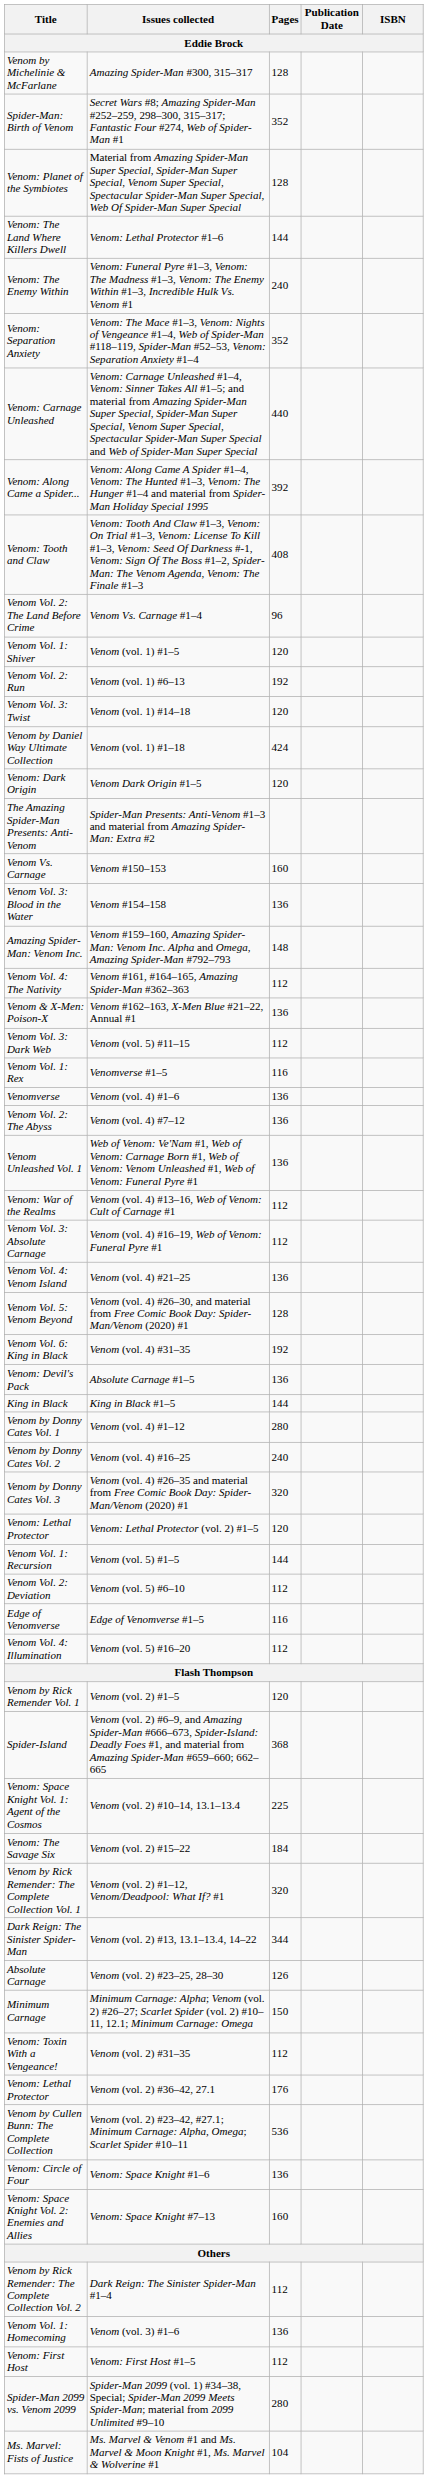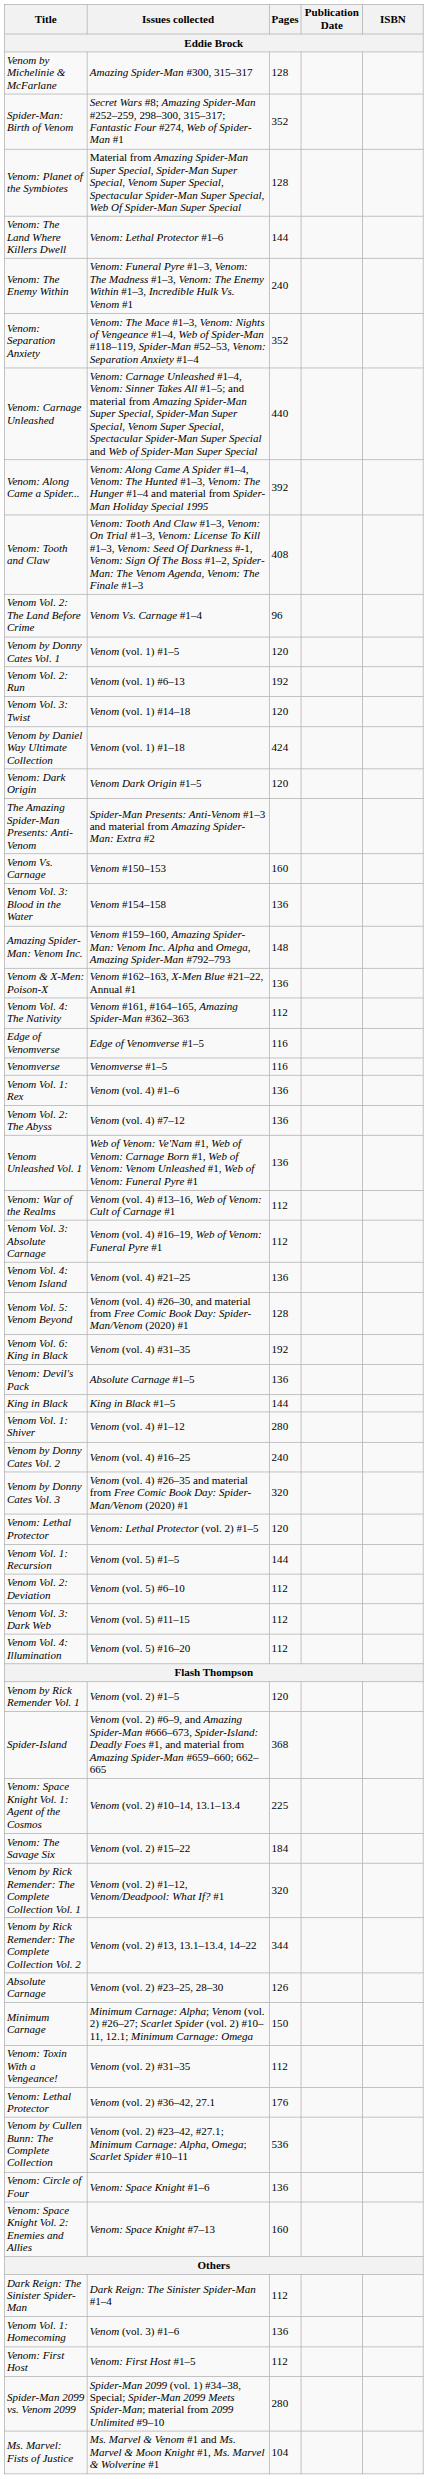(37, 651) Venom Vol. 1: Shiver -> (44, 651) Venom by Donny Cates Vol. 1
rows swapped: (164, 983) <-> (176, 1013)
rows swapped: (147, 1619) <-> (140, 1043)
(37, 1073) Venom Vol. 1: Rex -> (33, 1066) Venomverse
(33, 1096) Venomverse -> (37, 1090) Venom Vol. 1: Rex
(44, 1427) Venom by Donny Cates Vol. 1 -> (37, 1427) Venom Vol. 1: Shiver
(44, 1939) Dark Reign: The Sinister Spider-Man -> (44, 1945) Venom by Rick Remender: The Complete Collection Vol. 2
(44, 2289) Venom by Rick Remender: The Complete Collection Vol. 2 -> (44, 2295) Dark Reign: The Sinister Spider-Man
